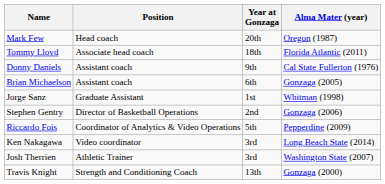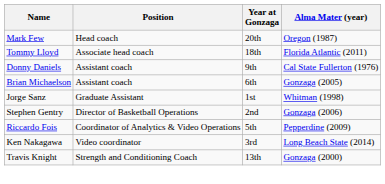- row: (31, 157)
